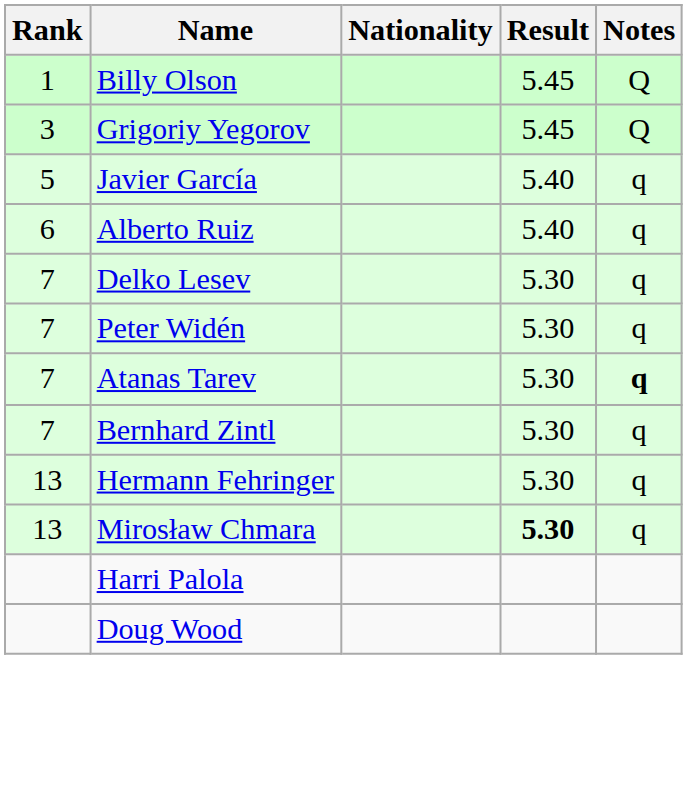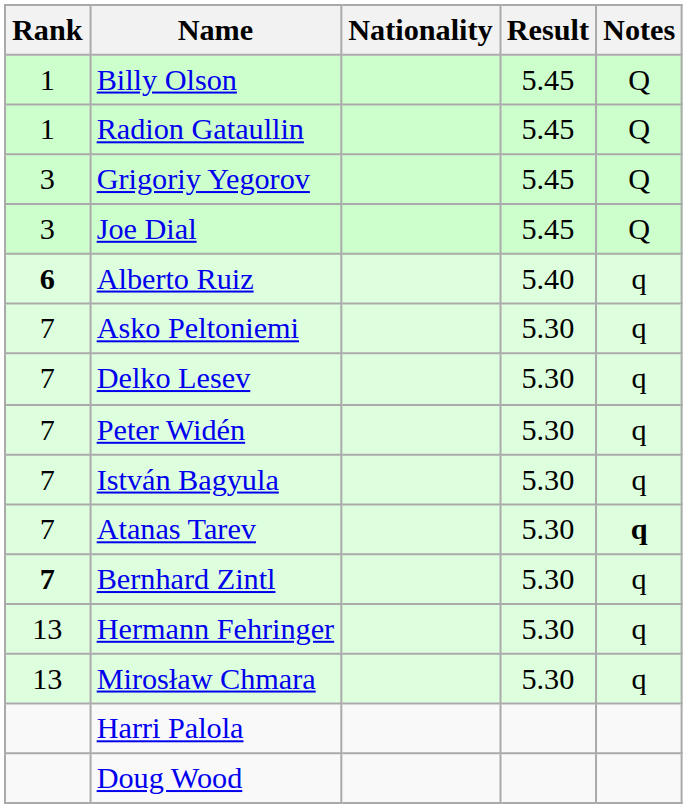+ row: (200, 129)
+ row: (147, 229)
- row: (177, 179)
(47, 229) normal -> (47, 278) bold
+ row: (198, 328)
+ row: (188, 478)
(47, 428) normal -> (47, 578) bold
(548, 528) bold -> (548, 677) normal
